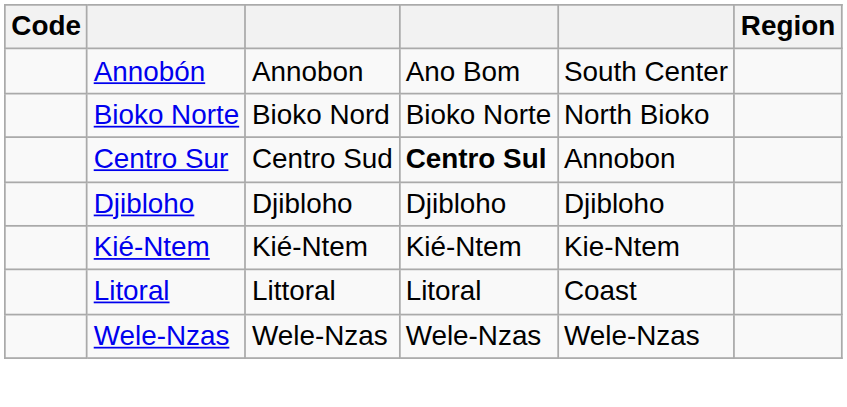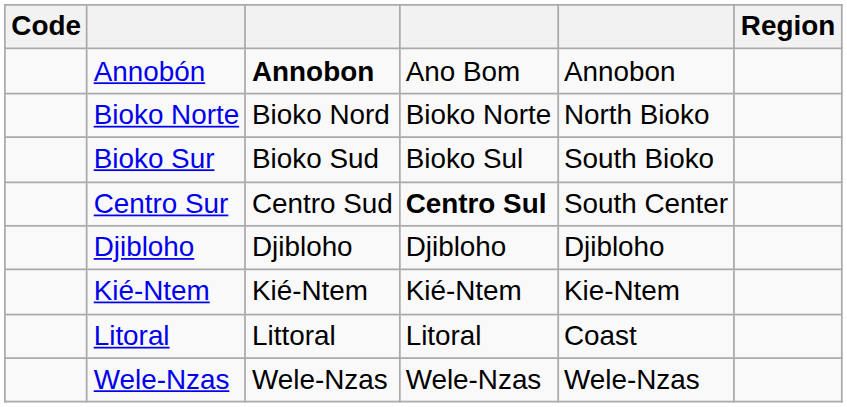(308, 70) normal -> (313, 70) bold
(646, 70) South Center -> (620, 70) Annobon
+ row: (154, 159)
(620, 159) Annobon -> (646, 203) South Center
